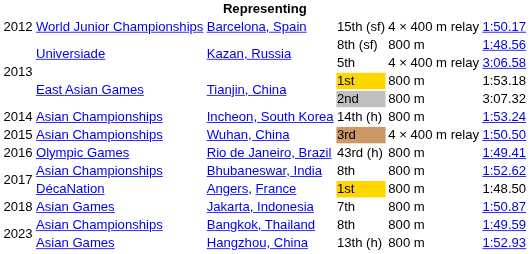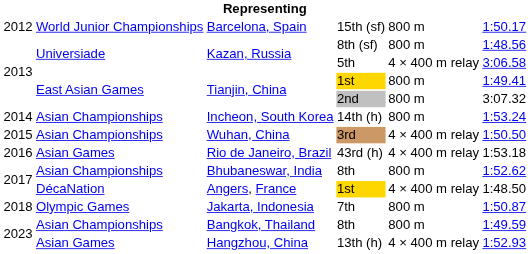(434, 26) 4 × 400 m relay -> (407, 26) 800 m
(504, 81) 1:53.18 -> (504, 81) 1:49.41
(83, 153) Olympic Games -> (75, 153) Asian Games
(407, 153) 800 m -> (434, 153) 4 × 400 m relay
(504, 153) 1:49.41 -> (504, 153) 1:53.18
(407, 189) 800 m -> (434, 189) 4 × 400 m relay
(75, 207) Asian Games -> (83, 207) Olympic Games
(407, 243) 800 m -> (434, 243) 4 × 400 m relay
